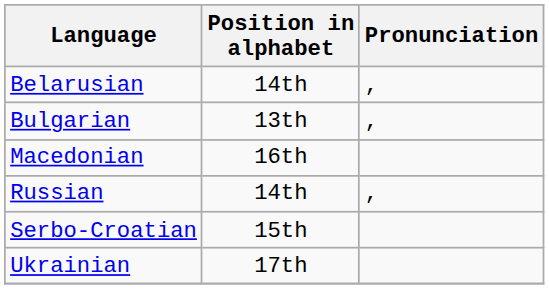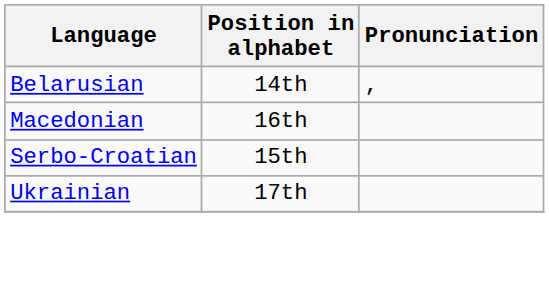- row: (70, 121)
- row: (57, 194)
